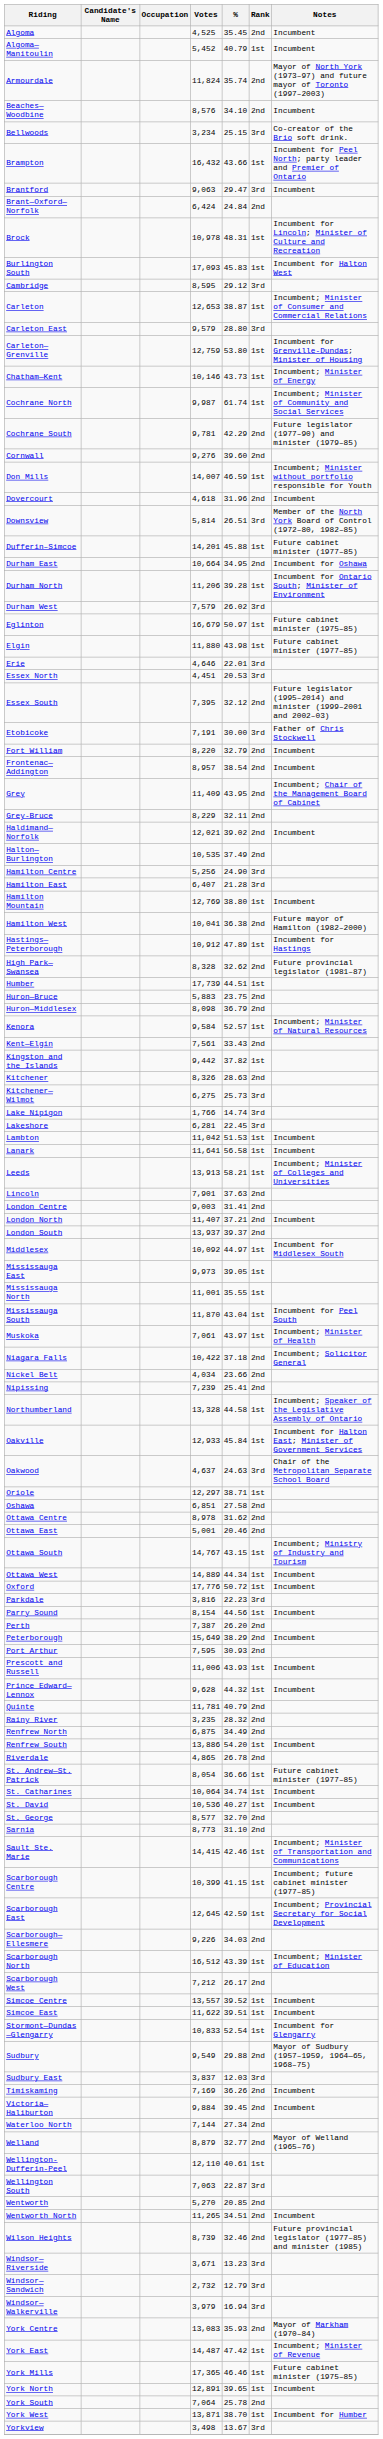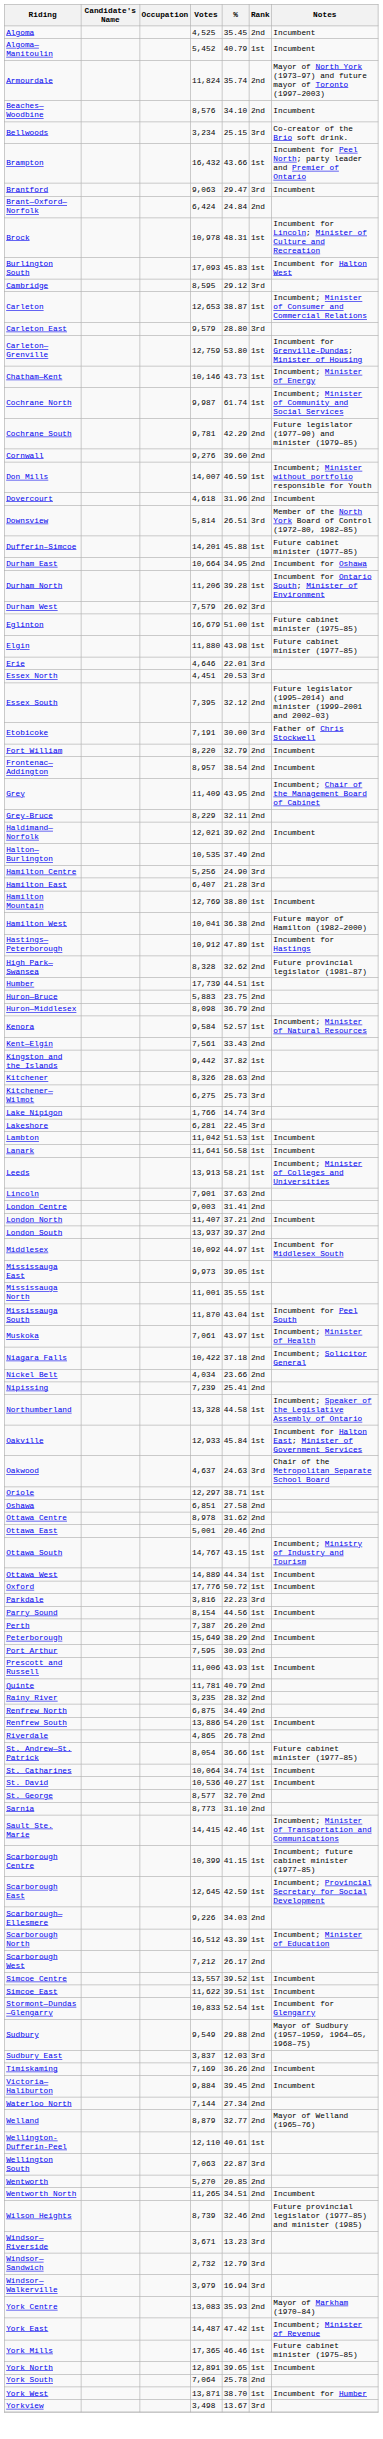(235, 625) 50.97 -> (235, 625) 51.00
- row: (39, 1690)
